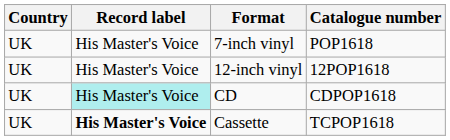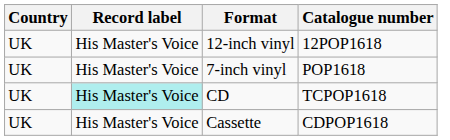rows swapped: (254, 43) <-> (258, 69)
(353, 95) CDPOP1618 -> (344, 95) TCPOP1618
(141, 122) bold -> (137, 122) normal
(352, 122) TCPOP1618 -> (345, 122) CDPOP1618
